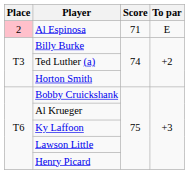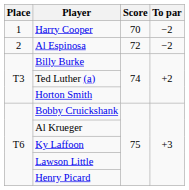+ row: (64, 29)
(19, 29) pink background -> (19, 45) no background
(135, 29) 71 -> (135, 45) 72
(167, 29) E -> (167, 45) −2
